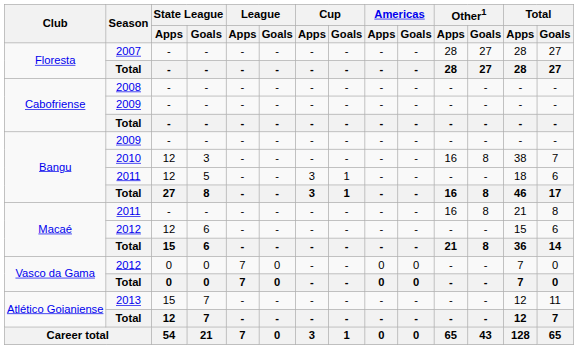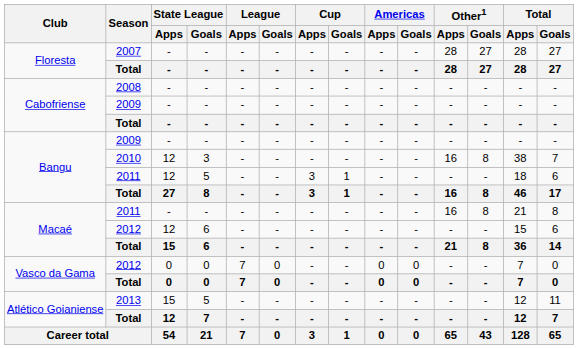(206, 300) 7 -> (206, 300) 5
